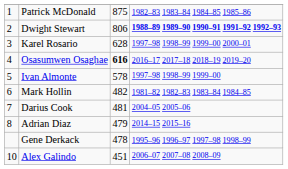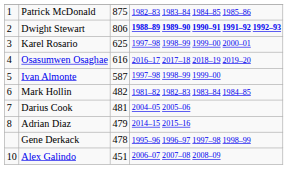(120, 44) 628 -> (120, 44) 625
(120, 60) bold -> (120, 60) normal
(120, 76) 578 -> (120, 76) 587
